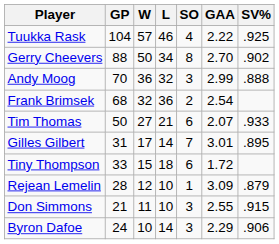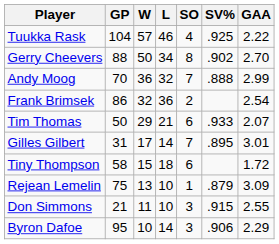columns swapped: (220, 15) <-> (256, 15)
(189, 79) 3 -> (189, 79) 7
(120, 100) 68 -> (120, 100) 86
(145, 121) 27 -> (145, 121) 29
(120, 164) 33 -> (120, 164) 58
(120, 185) 28 -> (120, 185) 75
(145, 185) 12 -> (145, 185) 13
(120, 228) 24 -> (120, 228) 95
